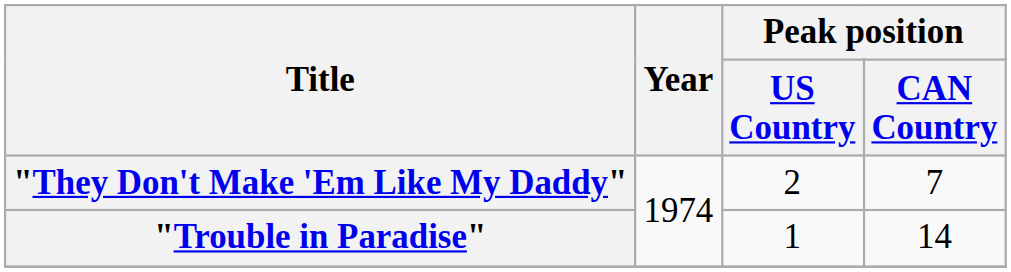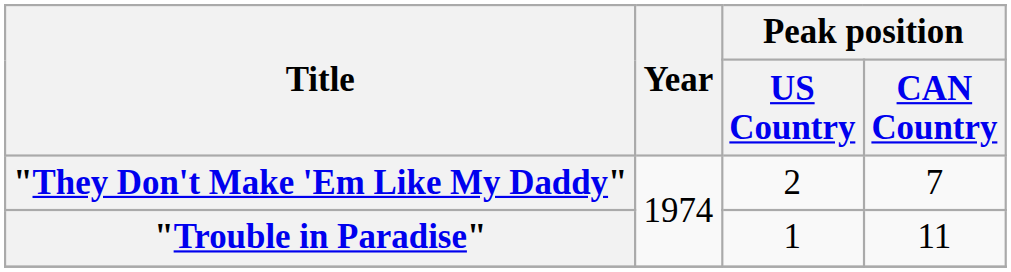(934, 237) 14 -> (934, 237) 11
